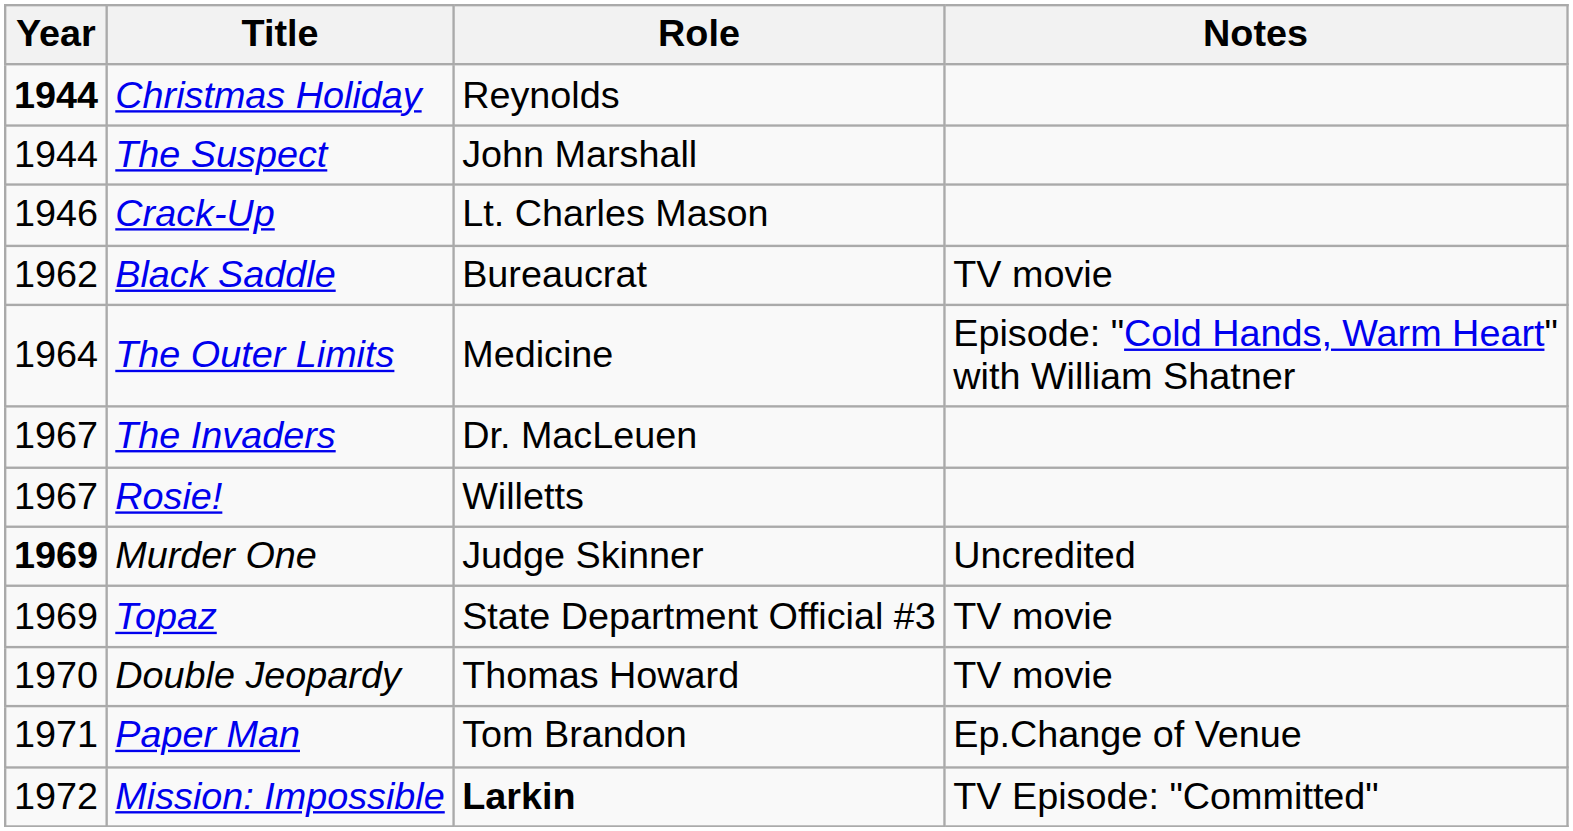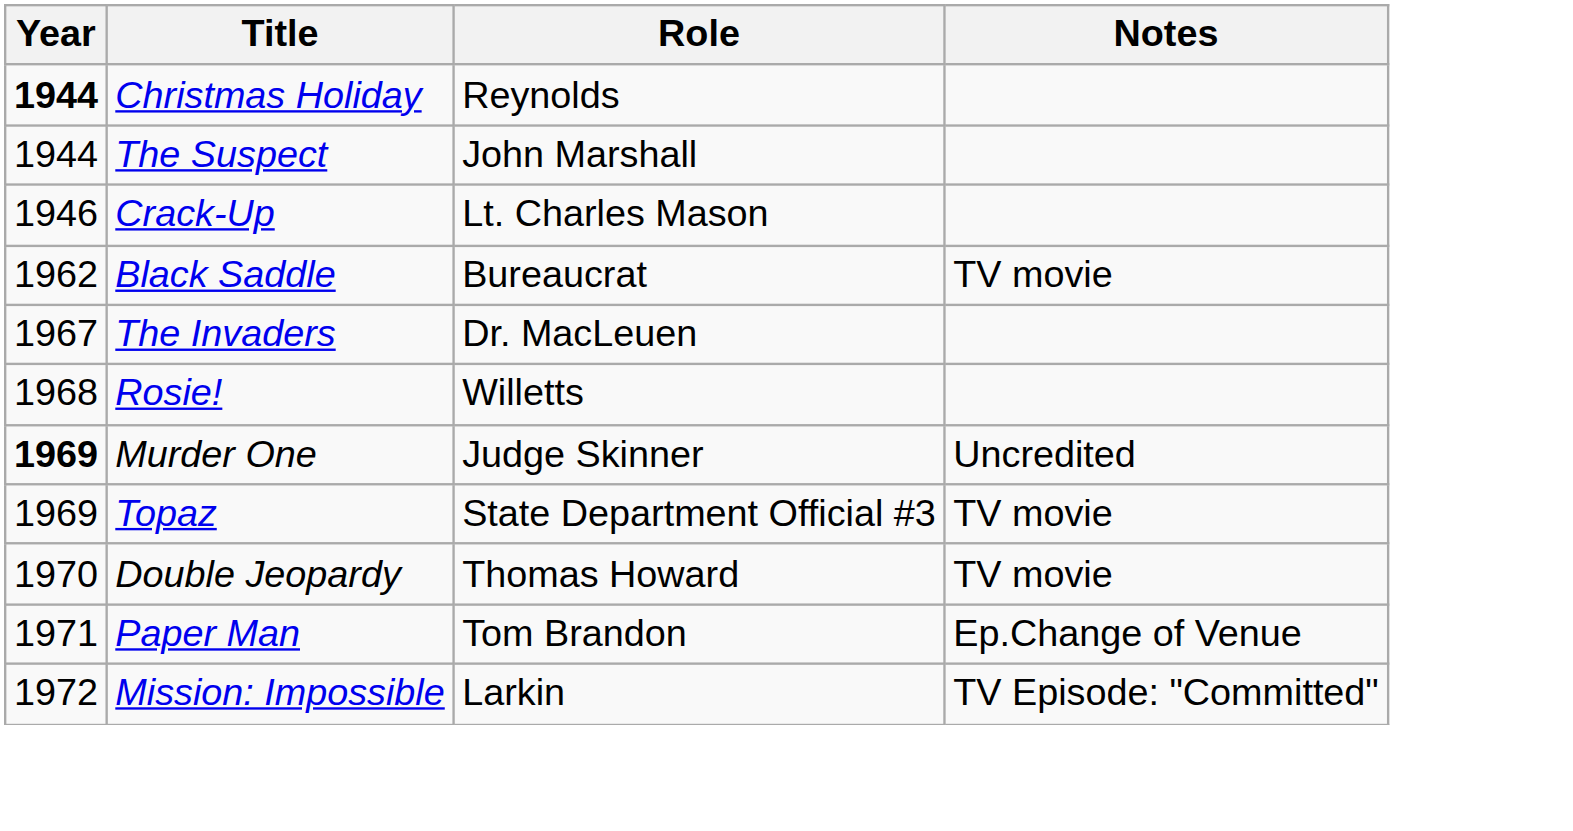- row: (255, 355)
(56, 496) 1967 -> (56, 393) 1968
(519, 795) bold -> (514, 693) normal
